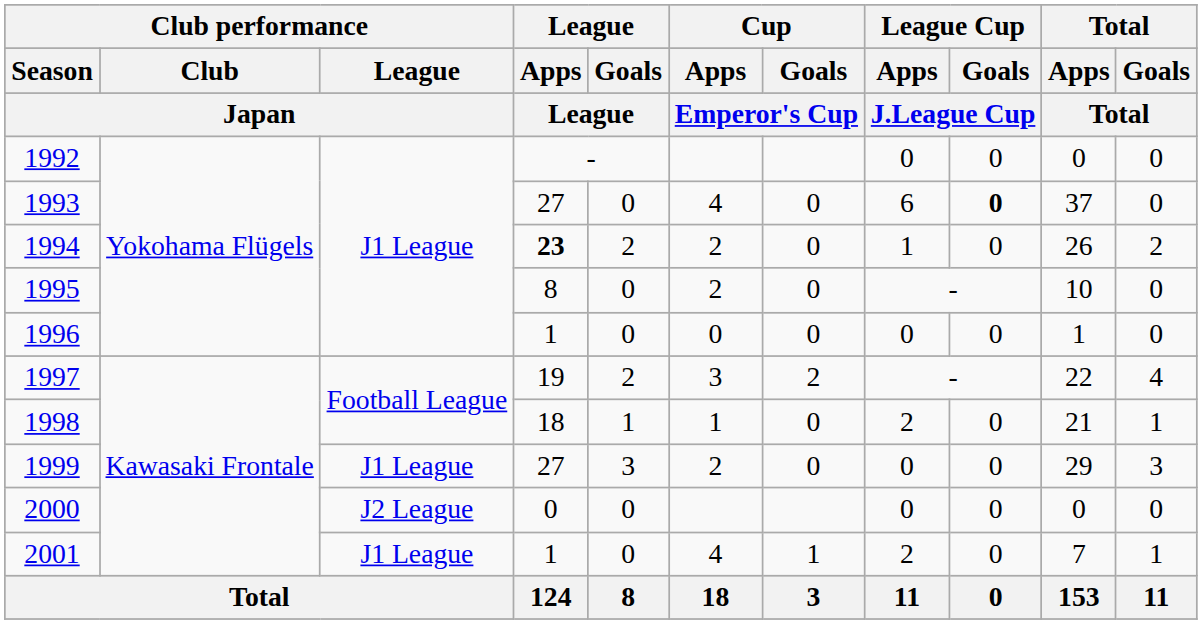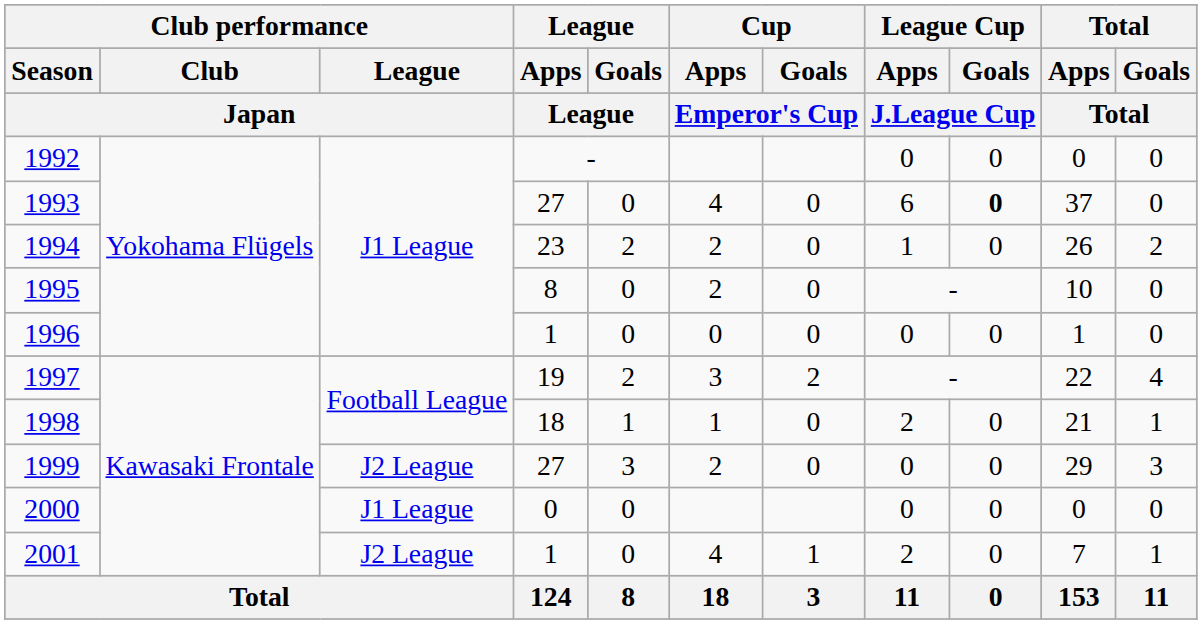(551, 245) bold -> (551, 245) normal
(417, 465) J1 League -> (417, 465) J2 League
(417, 509) J2 League -> (417, 509) J1 League
(417, 553) J1 League -> (417, 553) J2 League
